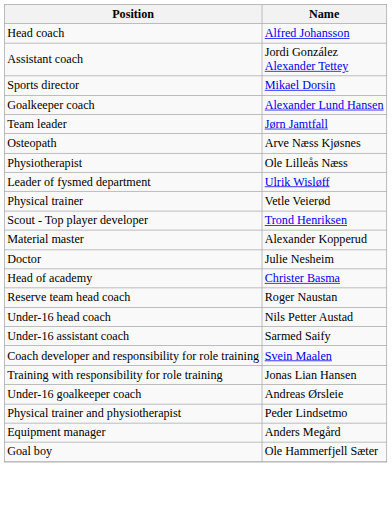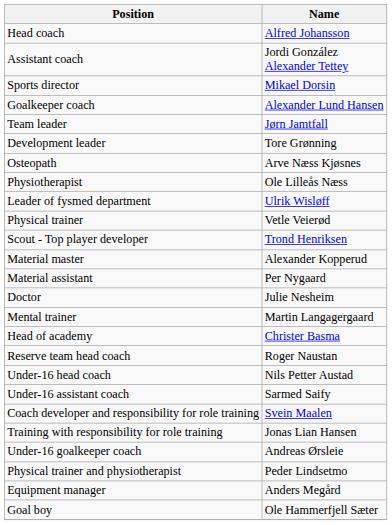+ row: (56, 143)
+ row: (50, 278)
+ row: (42, 317)
